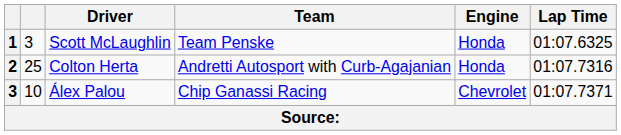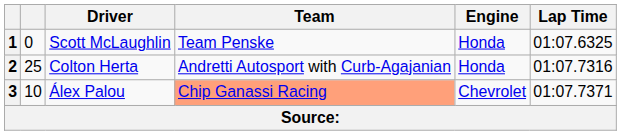(29, 42) 3 -> (29, 42) 0
(252, 92) no background -> (252, 92) lightsalmon background
